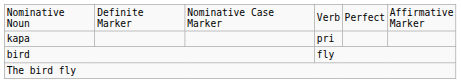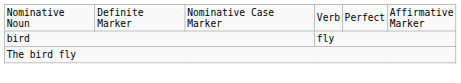- row: (18, 39)
